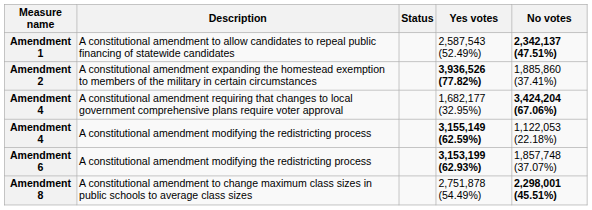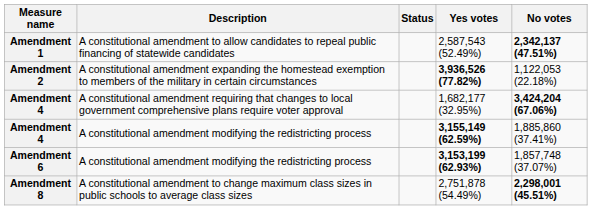(537, 76) 1,885,860 (37.41%) -> (537, 76) 1,122,053 (22.18%)
(537, 133) 1,122,053 (22.18%) -> (537, 133) 1,885,860 (37.41%)
